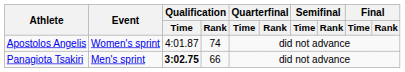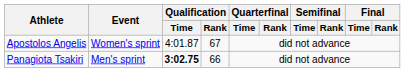(215, 44) 74 -> (215, 44) 67
